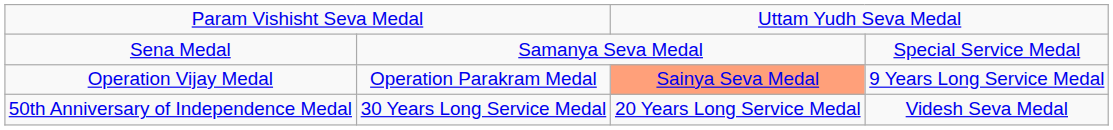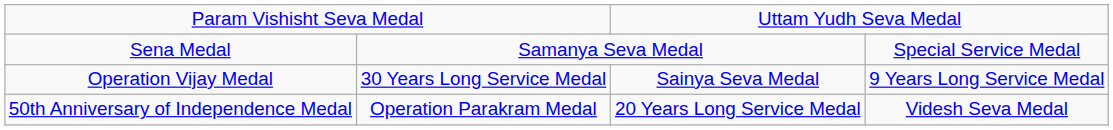(483, 79) Operation Parakram Medal -> (483, 79) 30 Years Long Service Medal
(738, 79) lightsalmon background -> (738, 79) no background
(483, 109) 30 Years Long Service Medal -> (483, 109) Operation Parakram Medal
